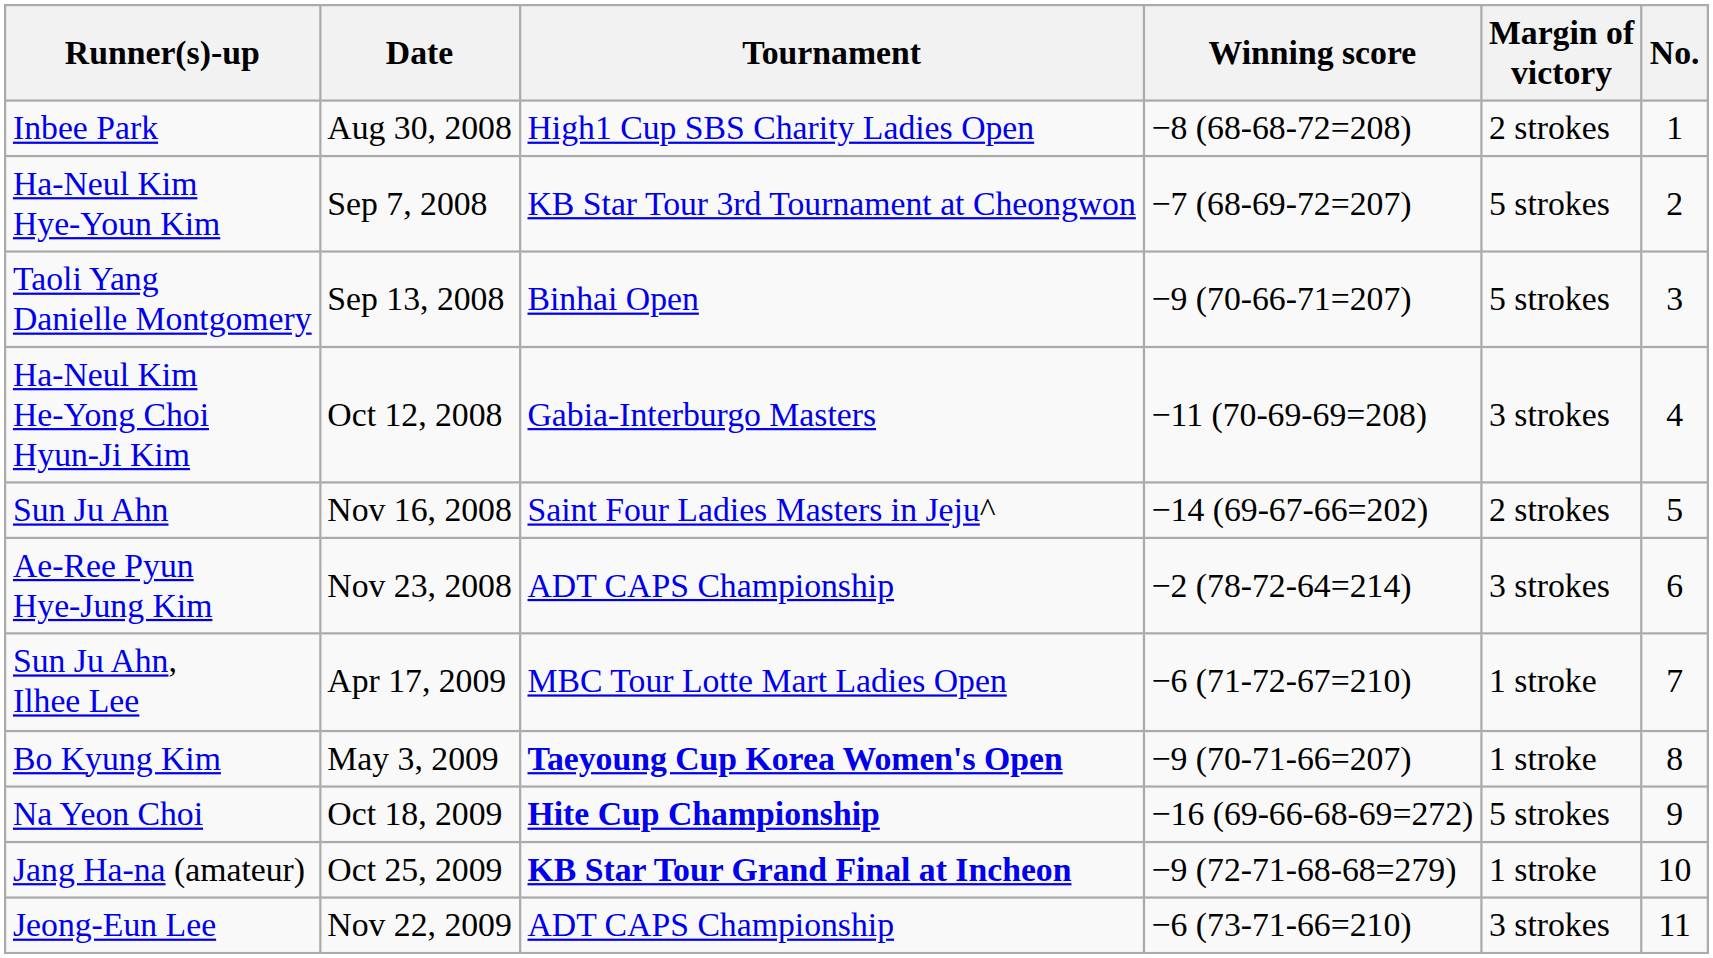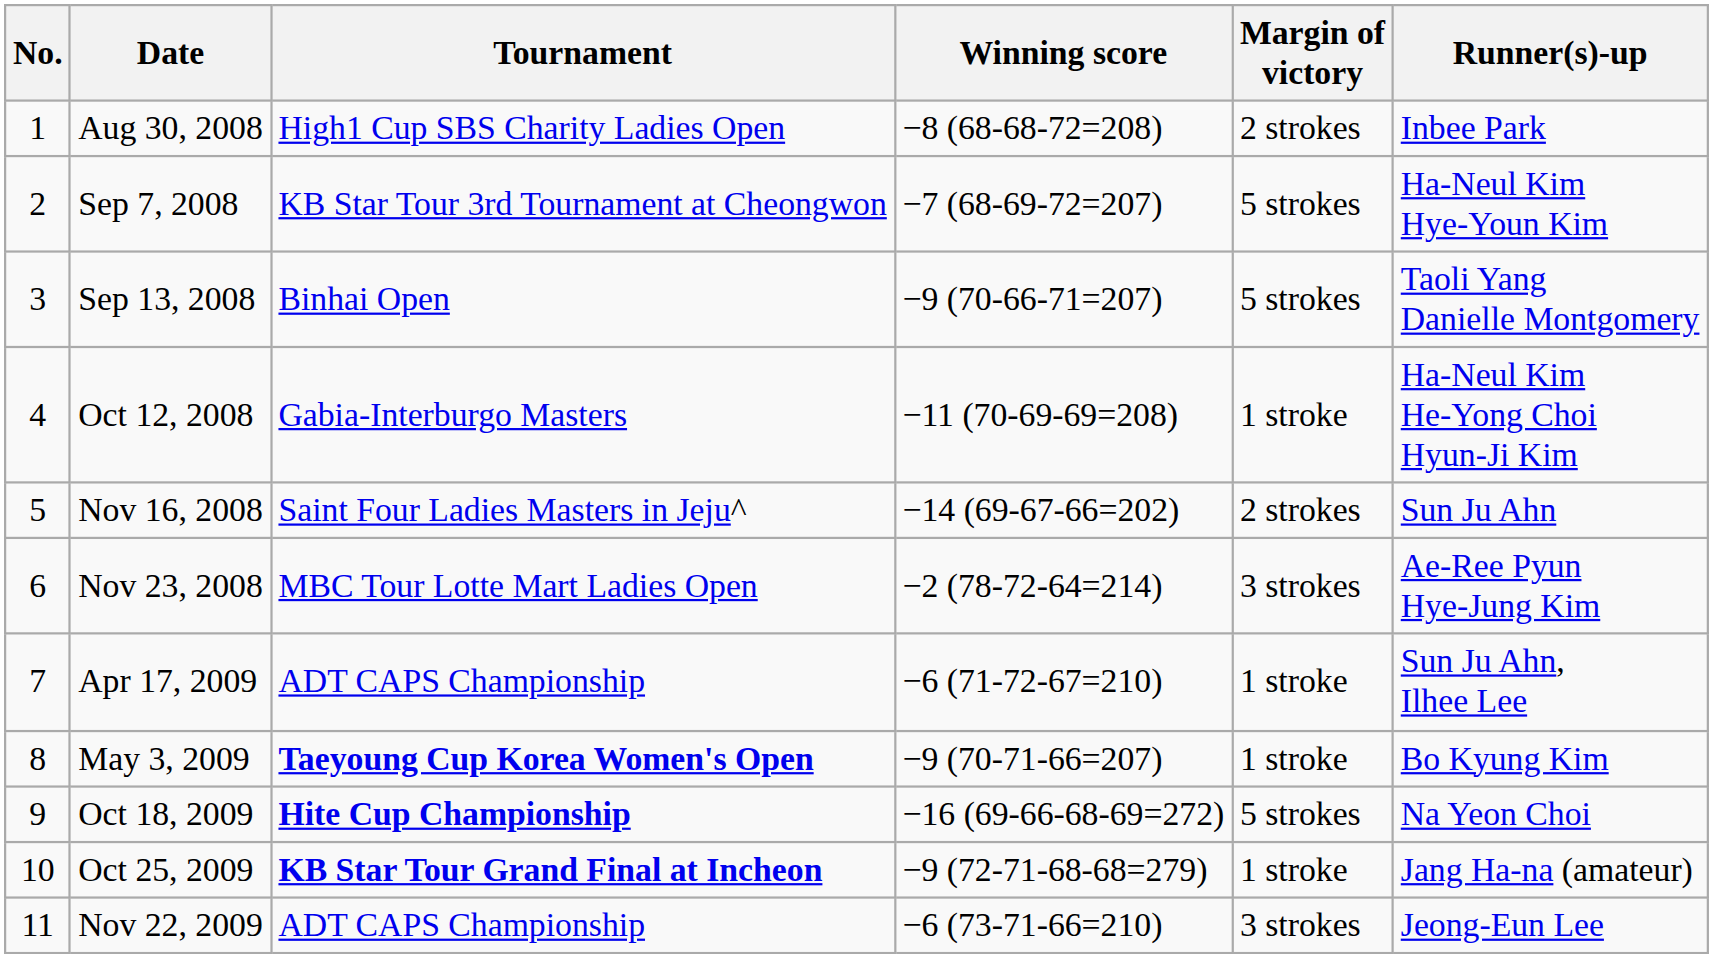columns swapped: (1675, 52) <-> (162, 52)
(1549, 414) 3 strokes -> (1294, 414) 1 stroke
(711, 586) ADT CAPS Championship -> (518, 586) MBC Tour Lotte Mart Ladies Open
(767, 681) MBC Tour Lotte Mart Ladies Open -> (462, 681) ADT CAPS Championship
